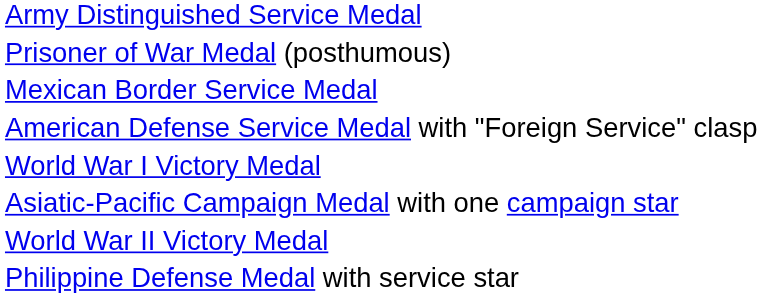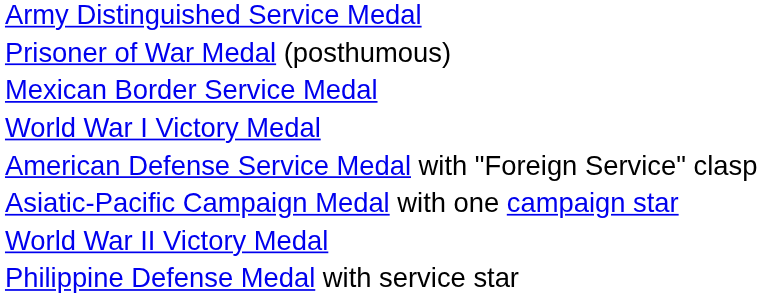rows swapped: (163, 165) <-> (381, 128)
